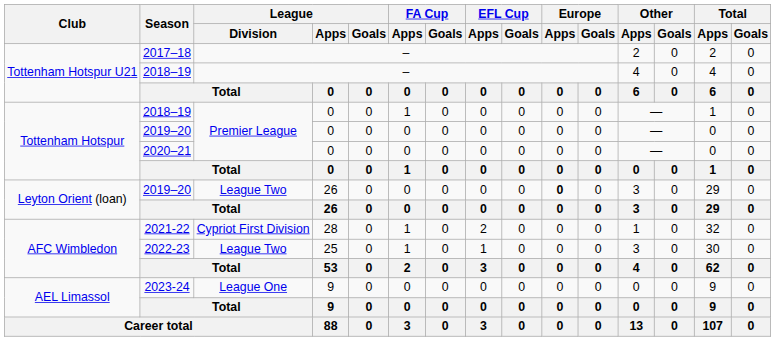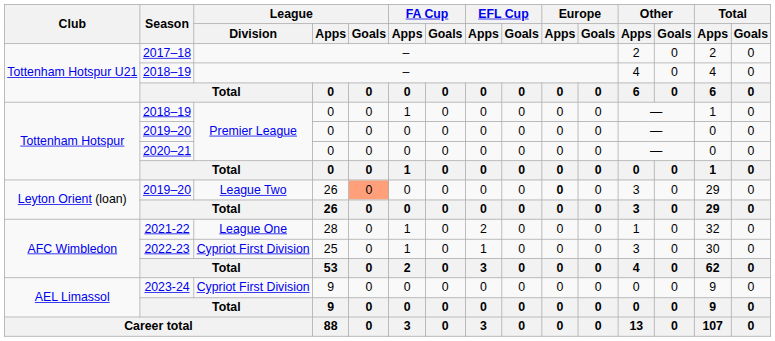(369, 190) no background -> (369, 190) lightsalmon background
(253, 229) Cypriot First Division -> (253, 229) League One
(253, 248) League Two -> (253, 248) Cypriot First Division
(253, 287) League One -> (253, 287) Cypriot First Division
